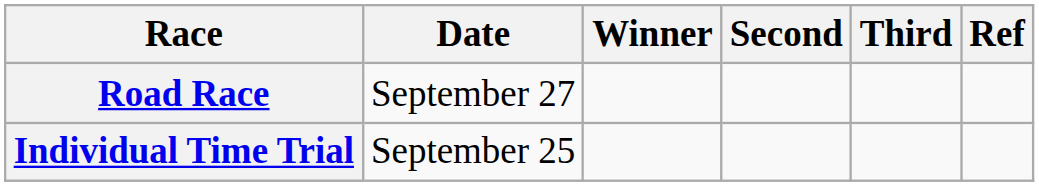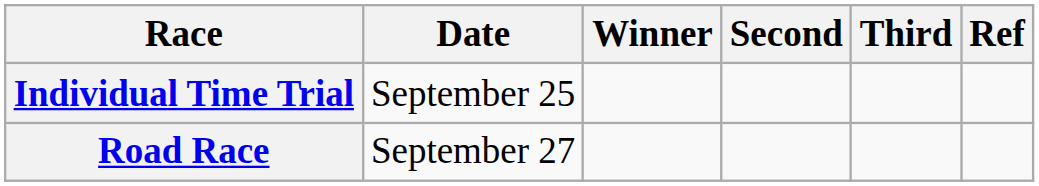rows swapped: (184, 151) <-> (184, 92)
